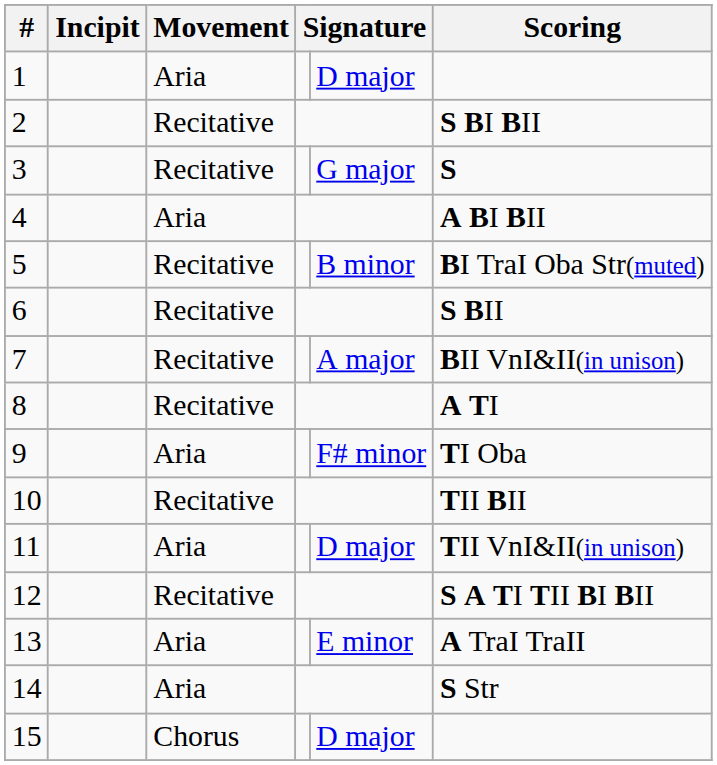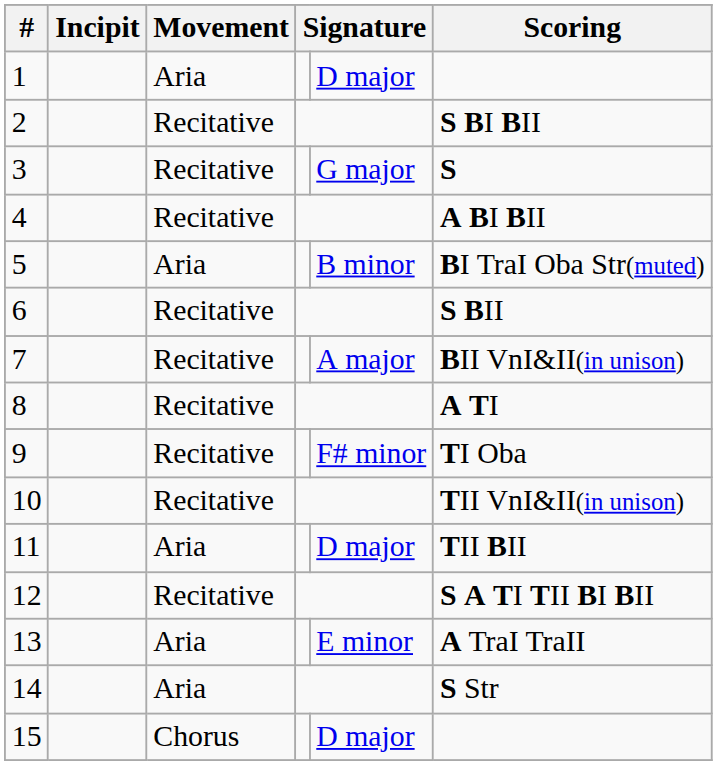(180, 216) Aria -> (214, 216) Recitative
(214, 264) Recitative -> (180, 264) Aria
(180, 452) Aria -> (214, 452) Recitative
(483, 500) TII BII -> (562, 500) TII VnI&II(in unison)
(562, 547) TII VnI&II(in unison) -> (483, 547) TII BII
